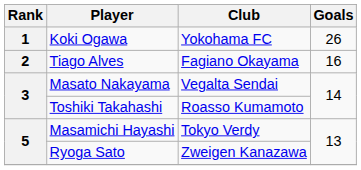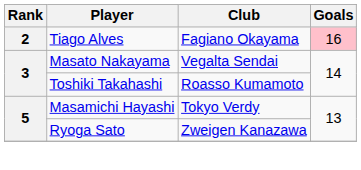- row: (88, 38)
(333, 61) no background -> (333, 38) pink background
